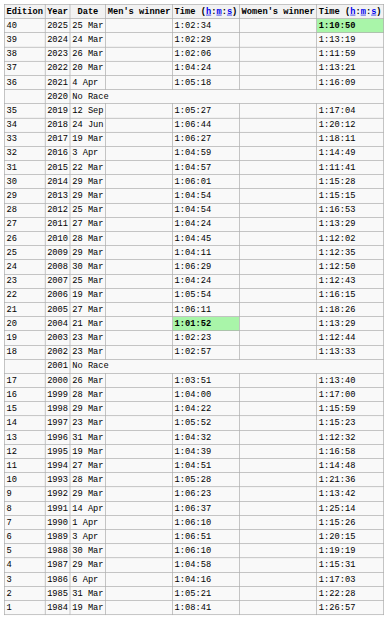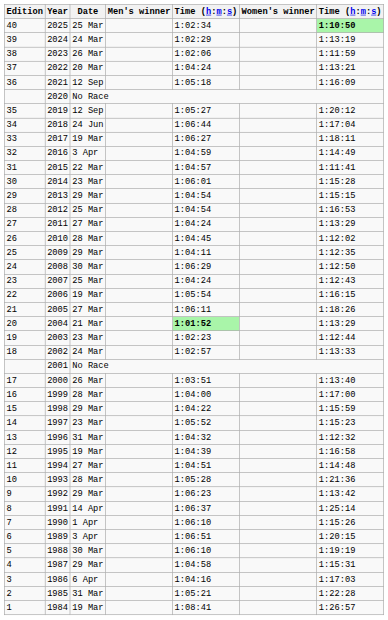(85, 82) 4 Apr -> (88, 82) 12 Sep
(337, 111) 1:17:04 -> (337, 111) 1:20:12
(337, 125) 1:20:12 -> (337, 125) 1:17:04
(88, 182) 29 Mar -> (88, 182) 23 Mar
(88, 352) 23 Mar -> (88, 352) 24 Mar
